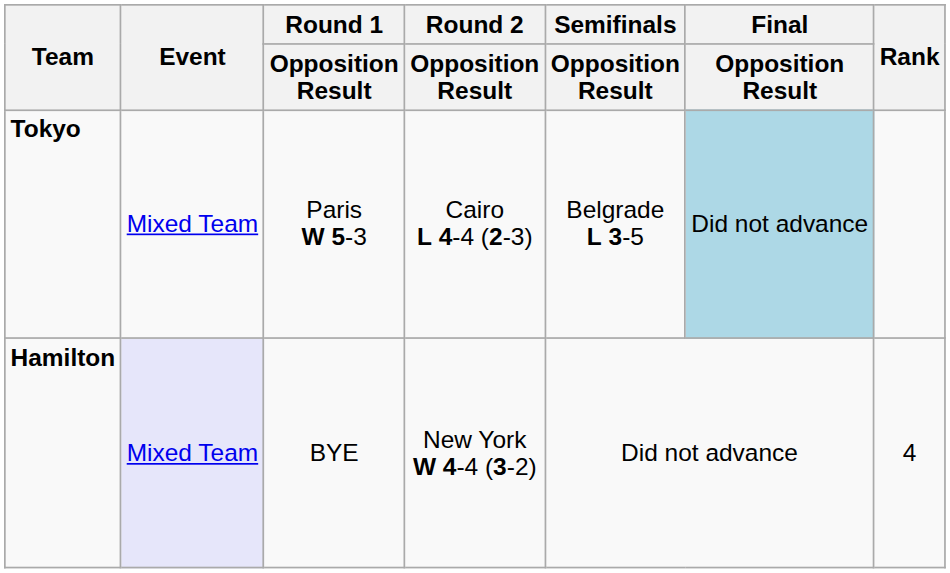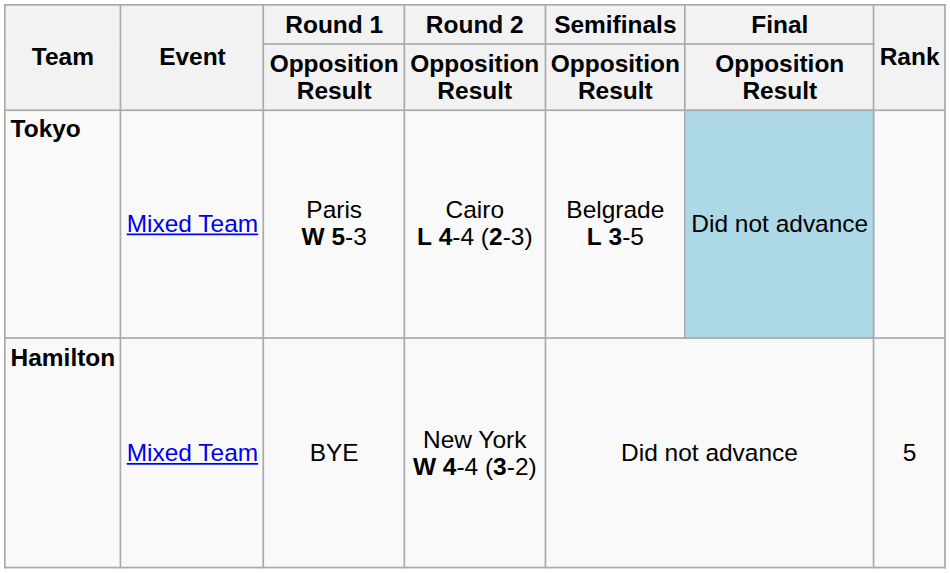(192, 453) lavender background -> (192, 453) no background
(910, 453) 4 -> (910, 453) 5
